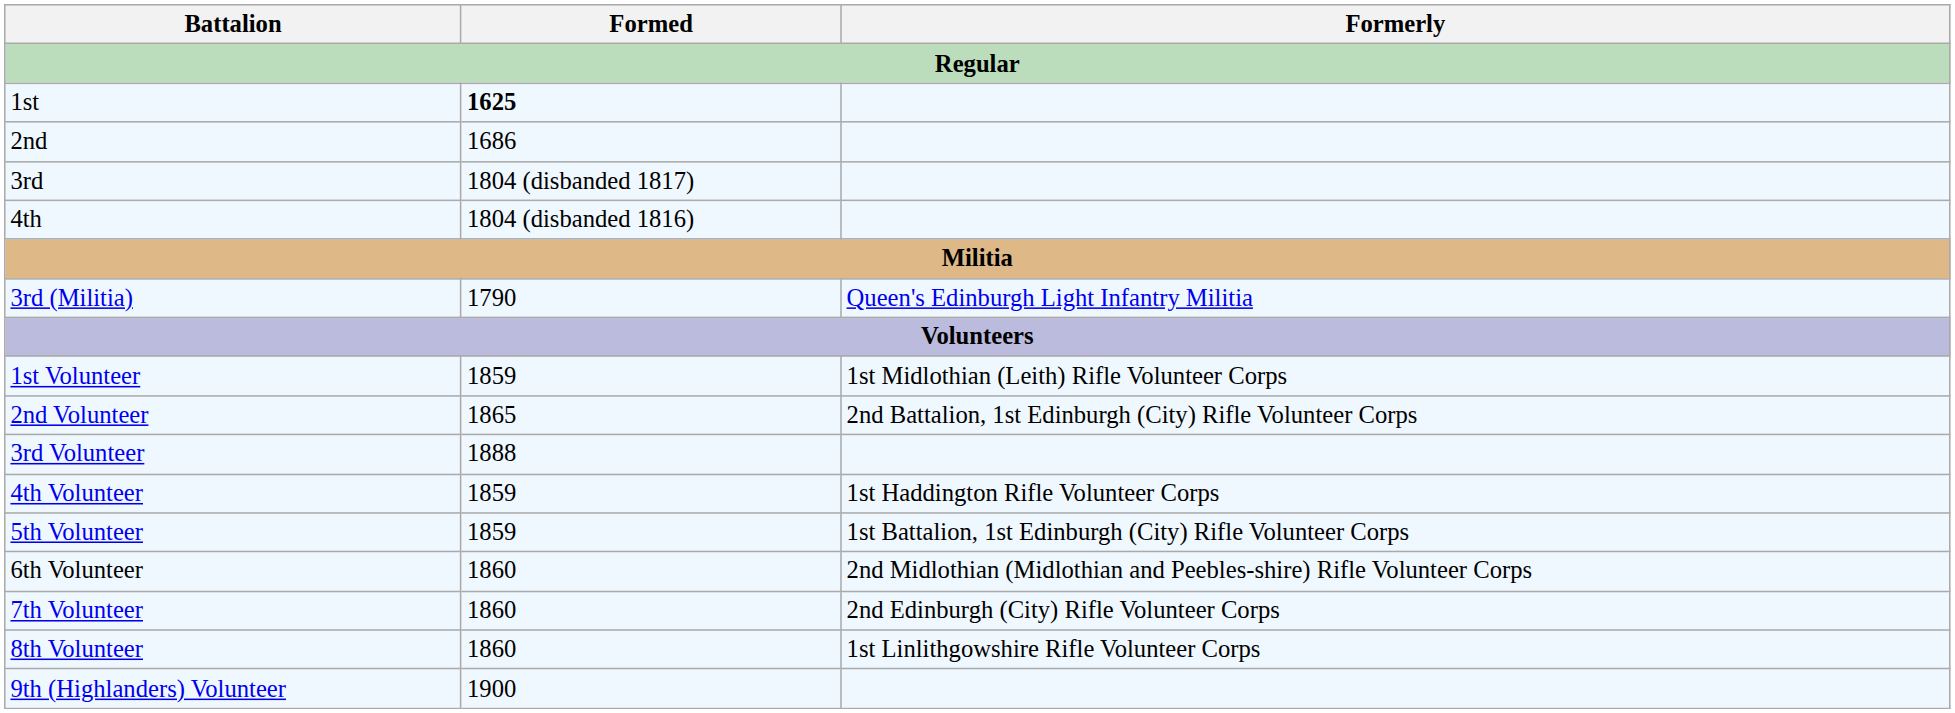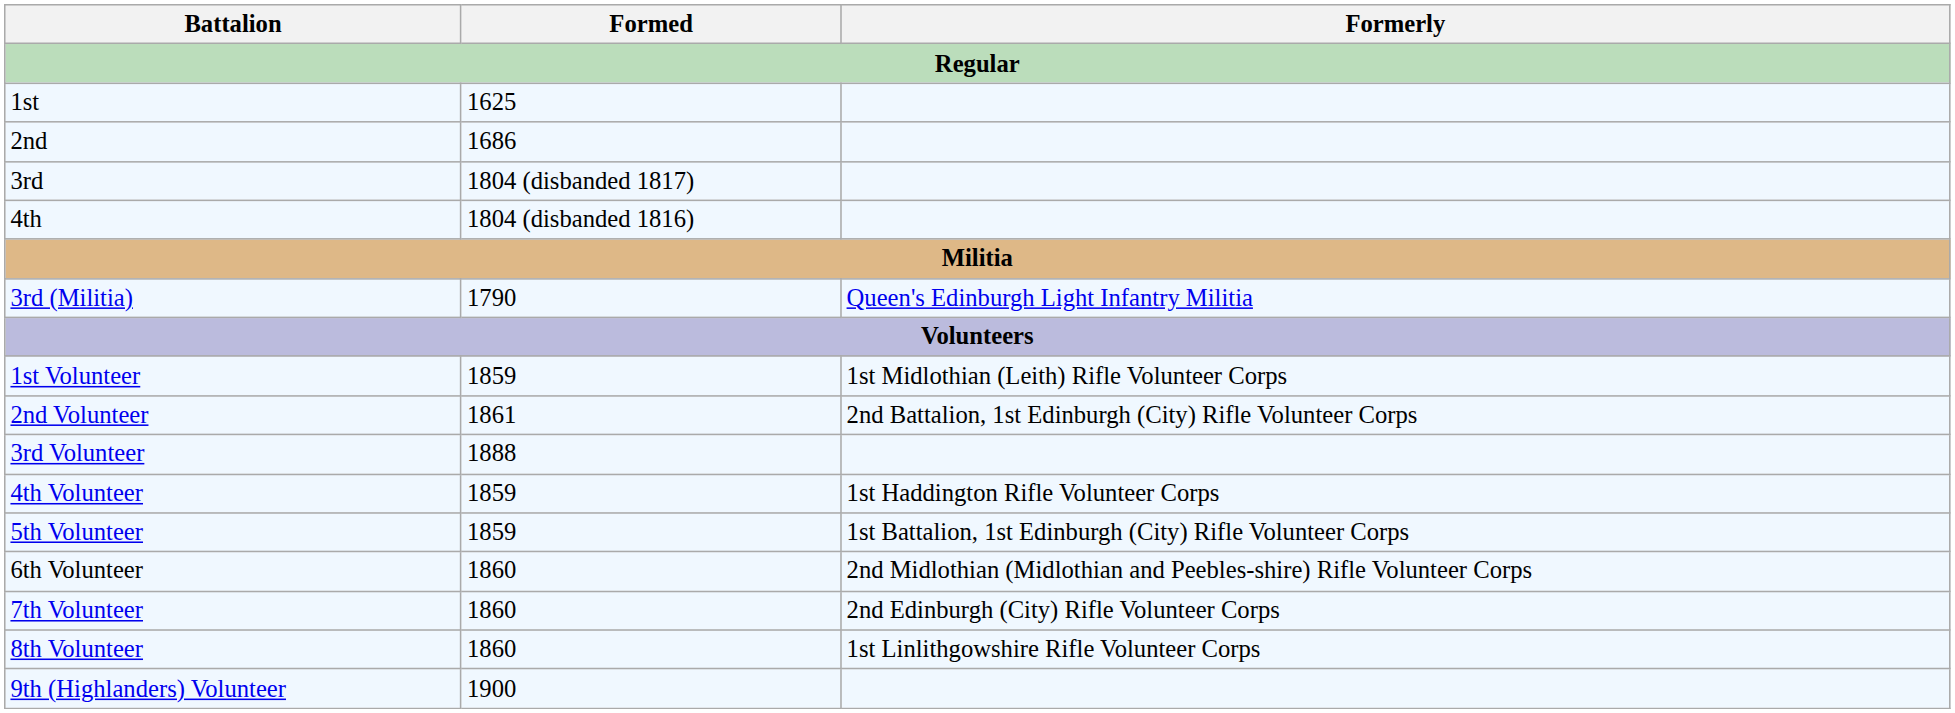(492, 102) bold -> (492, 102) normal
(492, 414) 1865 -> (492, 414) 1861
